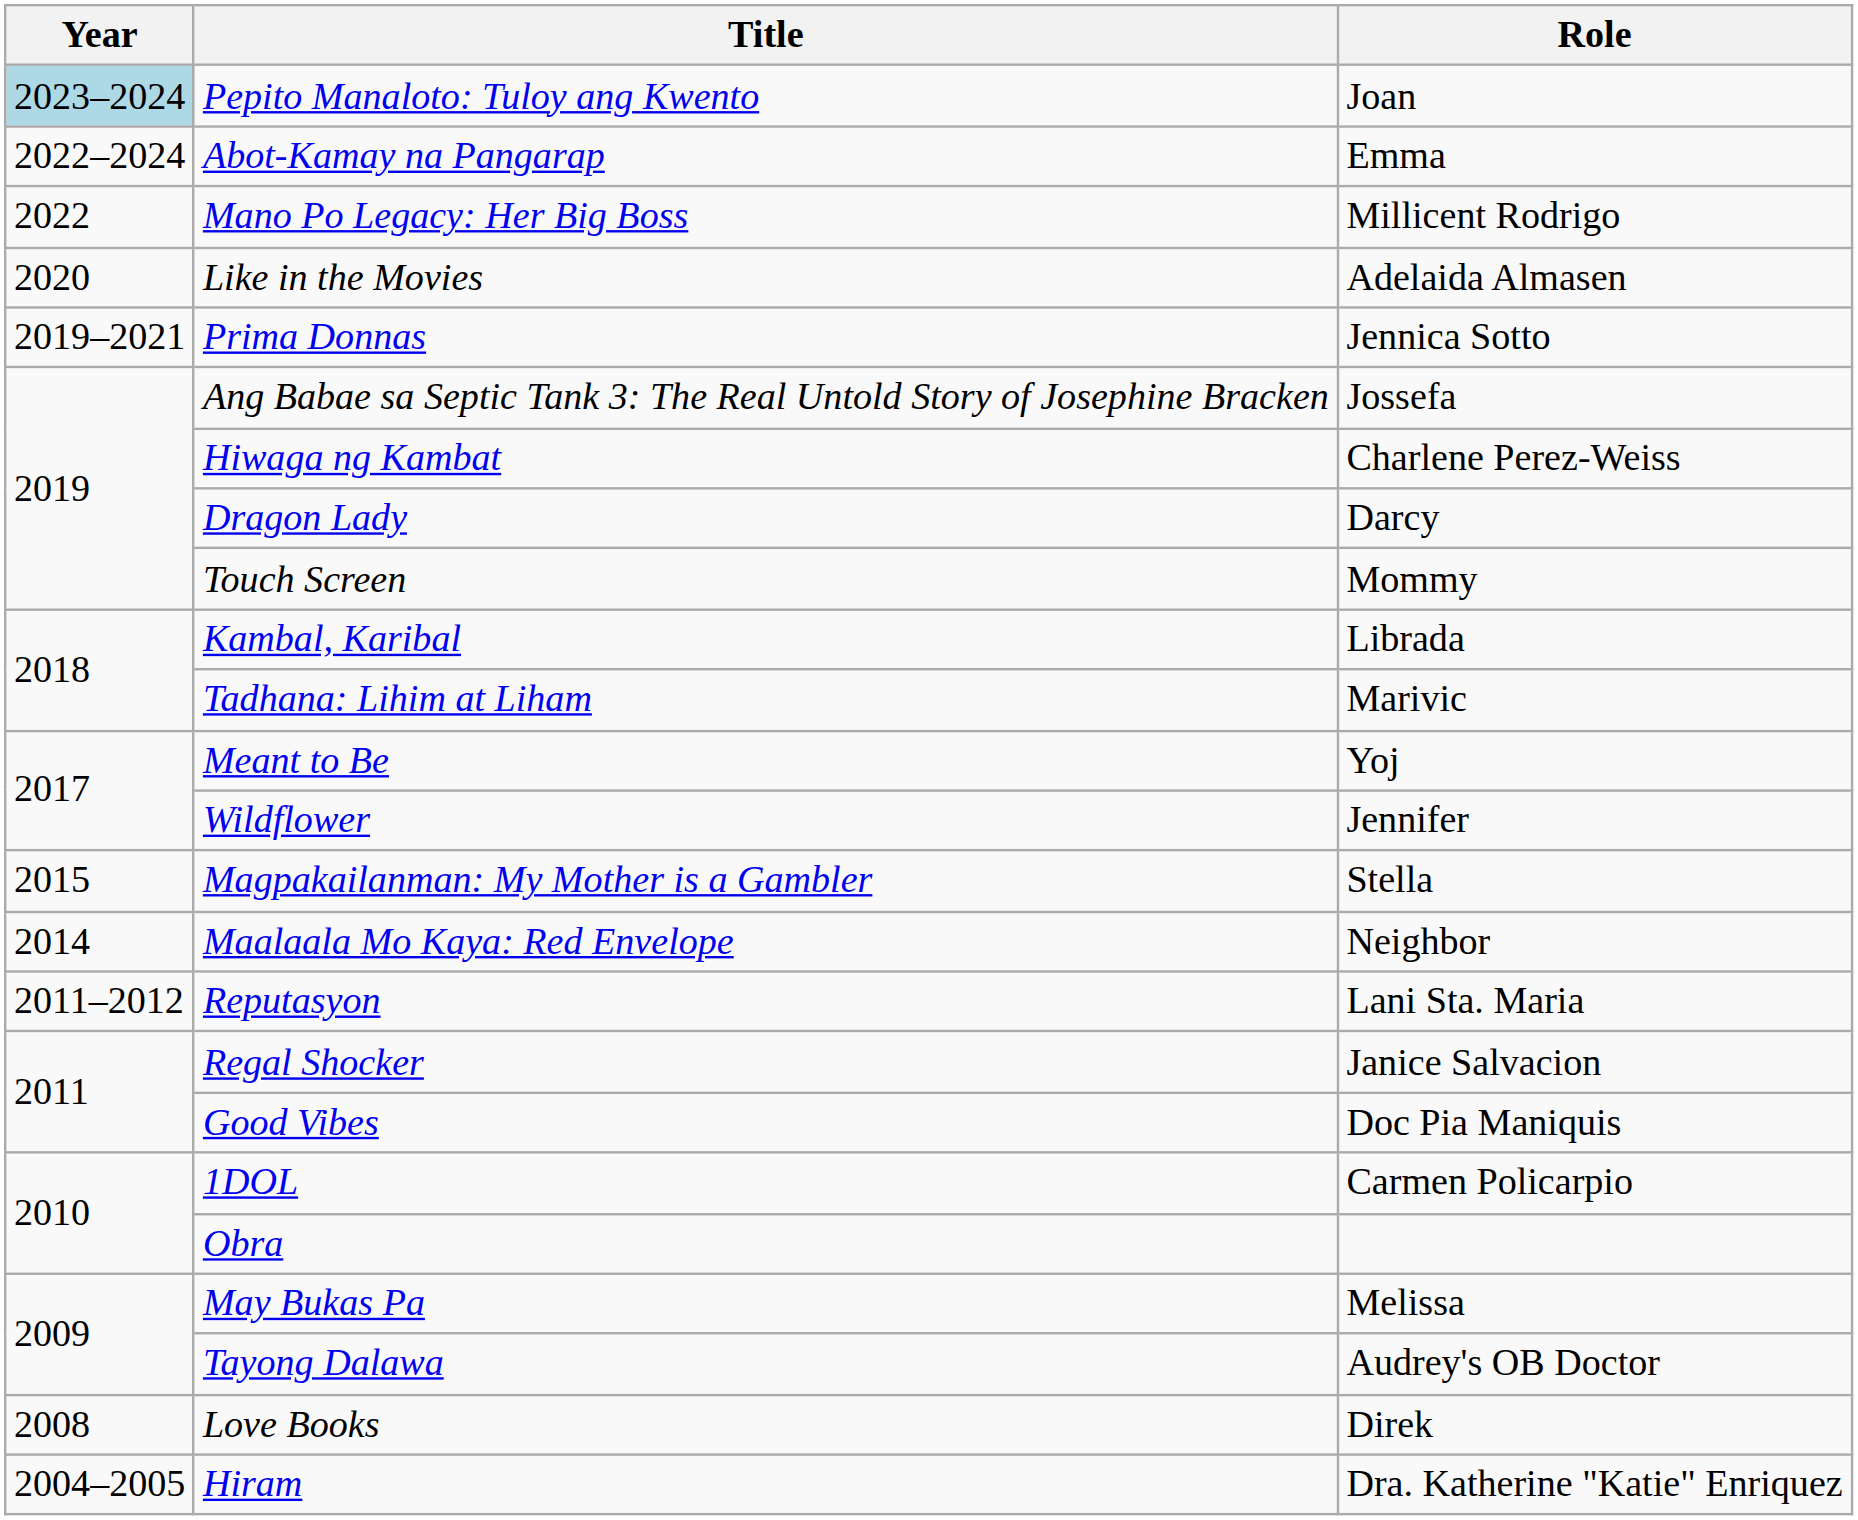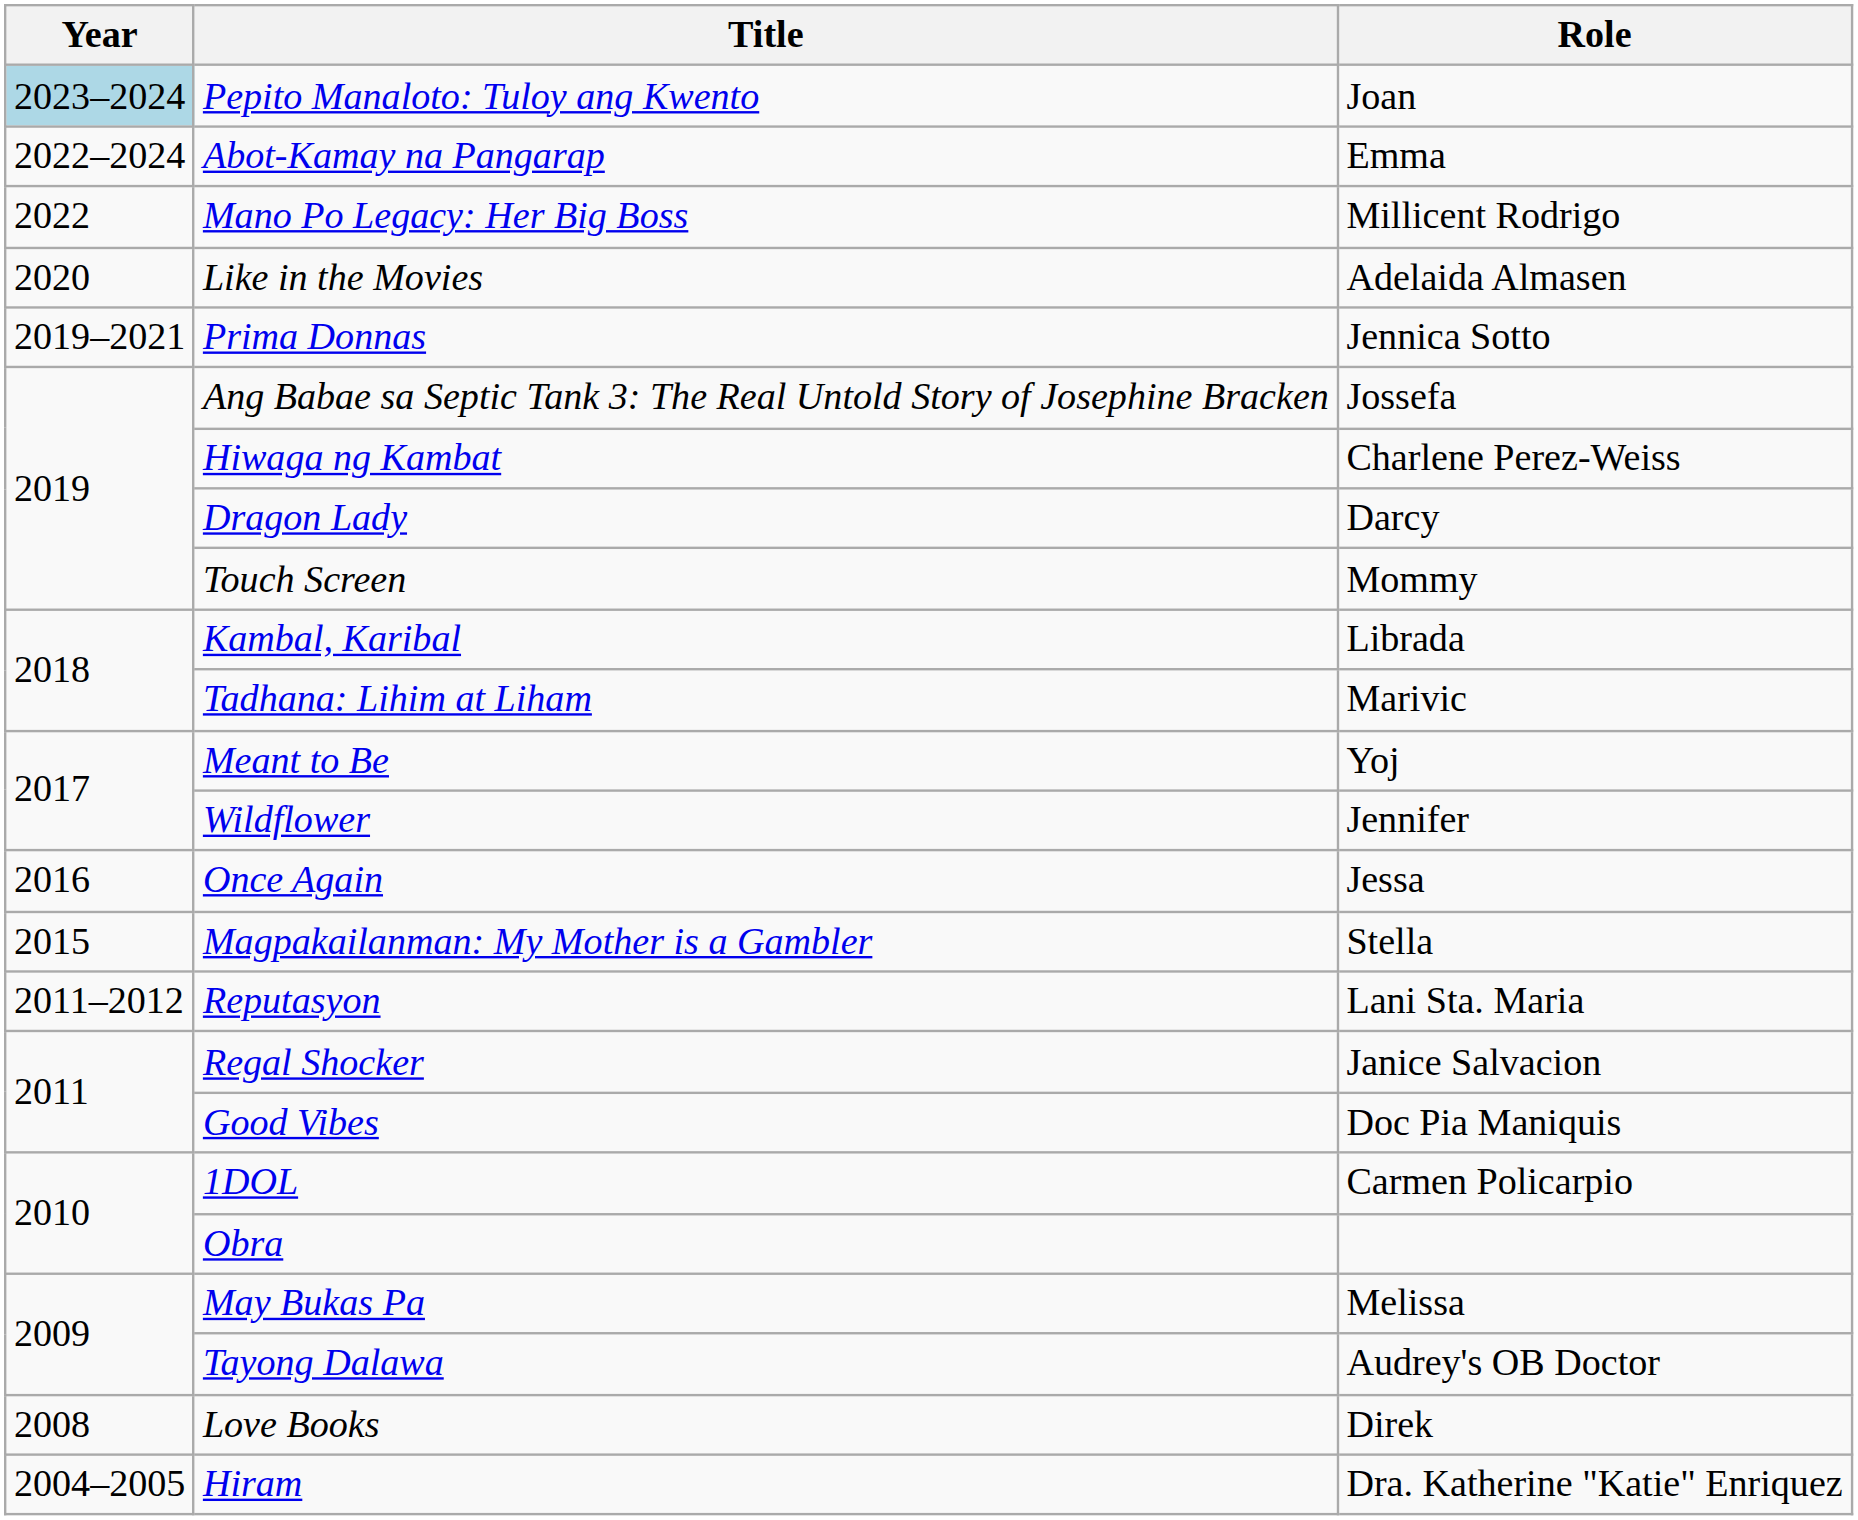+ row: (293, 880)
- row: (468, 940)
